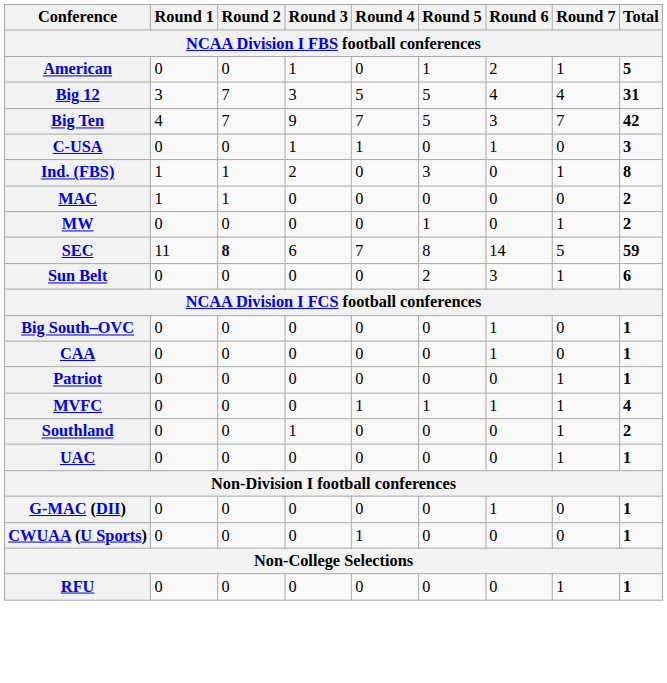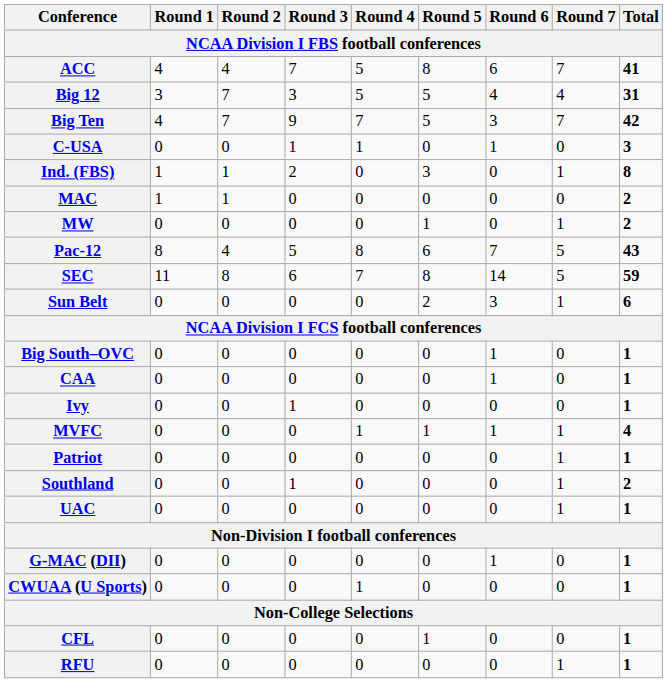- row: (78, 69)
+ row: (78, 69)
+ row: (78, 250)
(226, 250) bold -> (226, 276) normal
+ row: (78, 405)
rows swapped: (78, 405) <-> (78, 379)
+ row: (78, 638)
